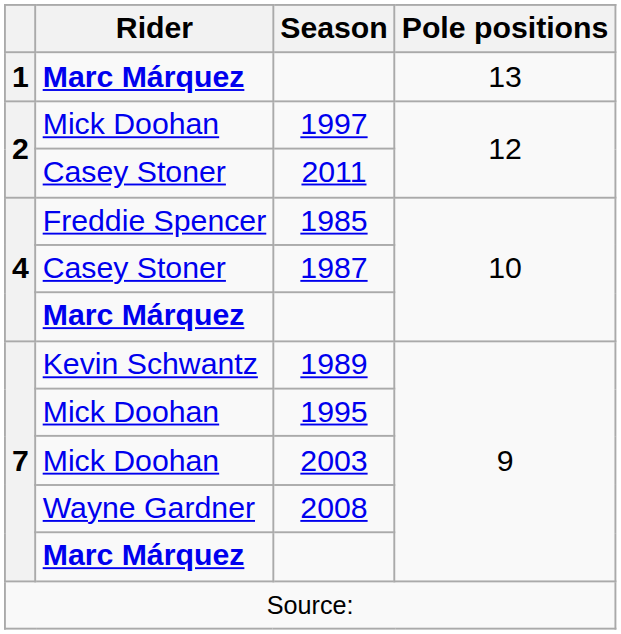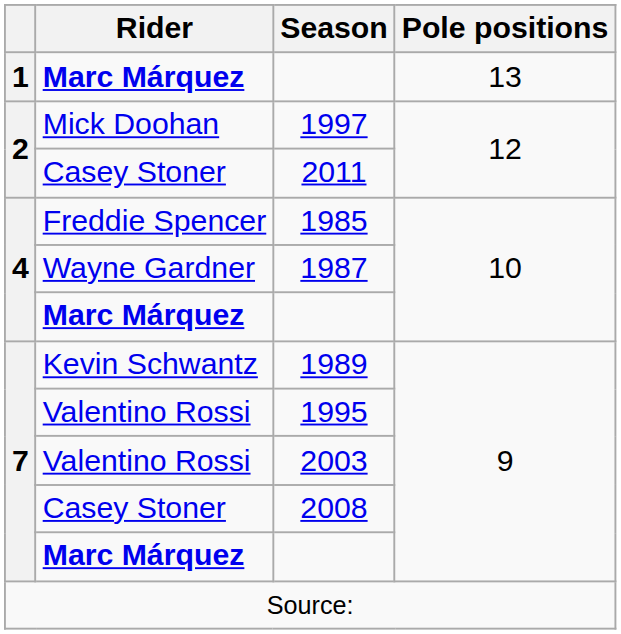(134, 268) Casey Stoner -> (149, 268) Wayne Gardner
(131, 412) Mick Doohan -> (147, 412) Valentino Rossi
(131, 460) Mick Doohan -> (147, 460) Valentino Rossi
(149, 508) Wayne Gardner -> (134, 508) Casey Stoner
